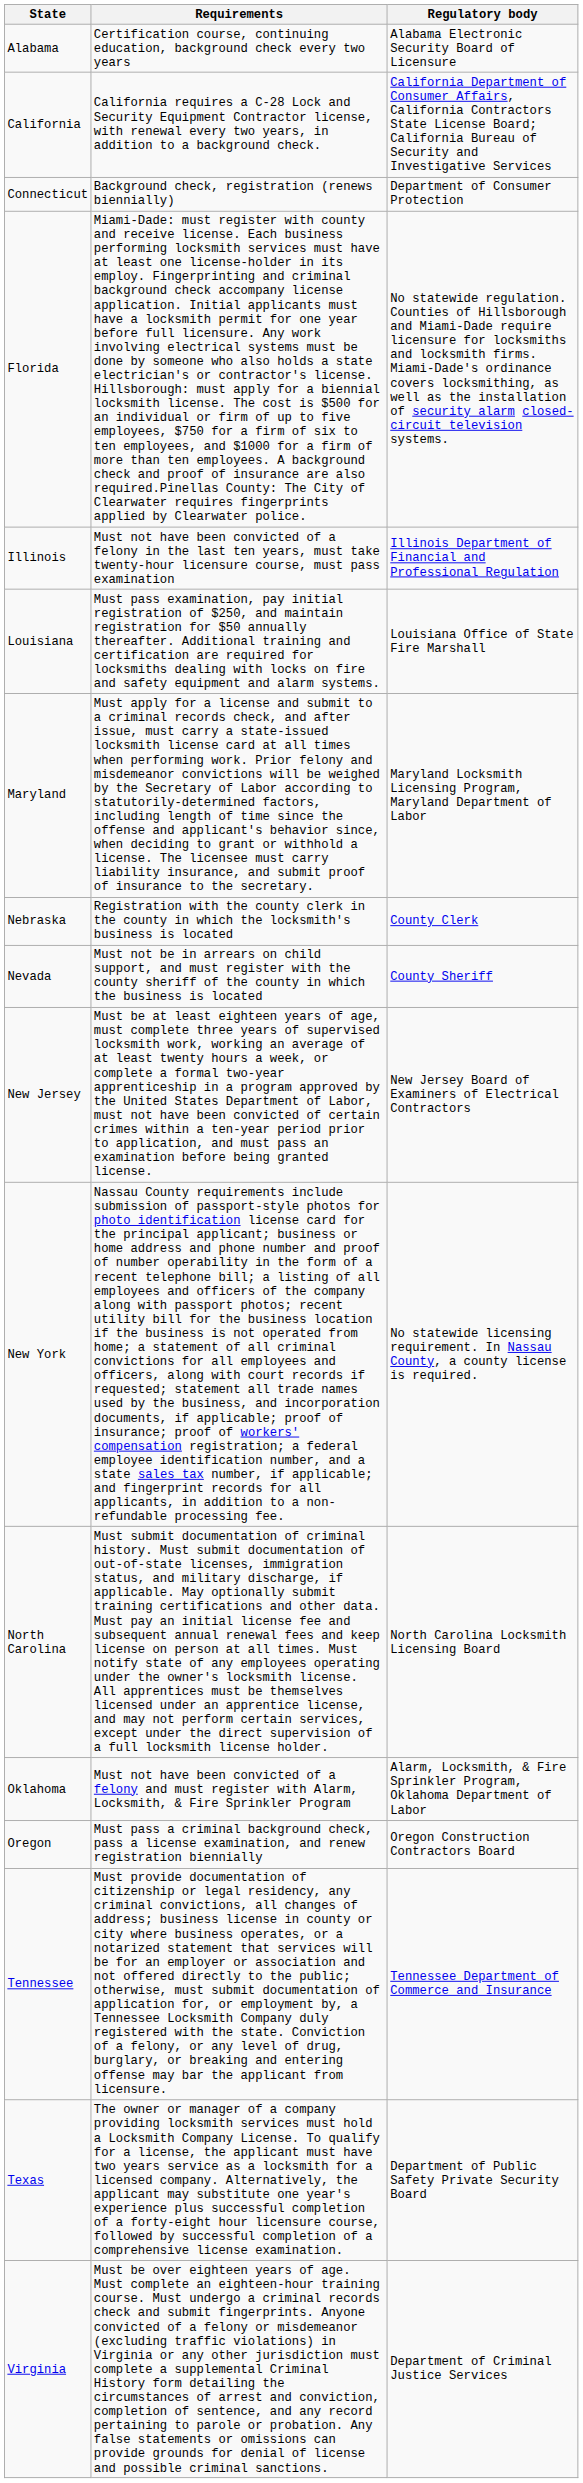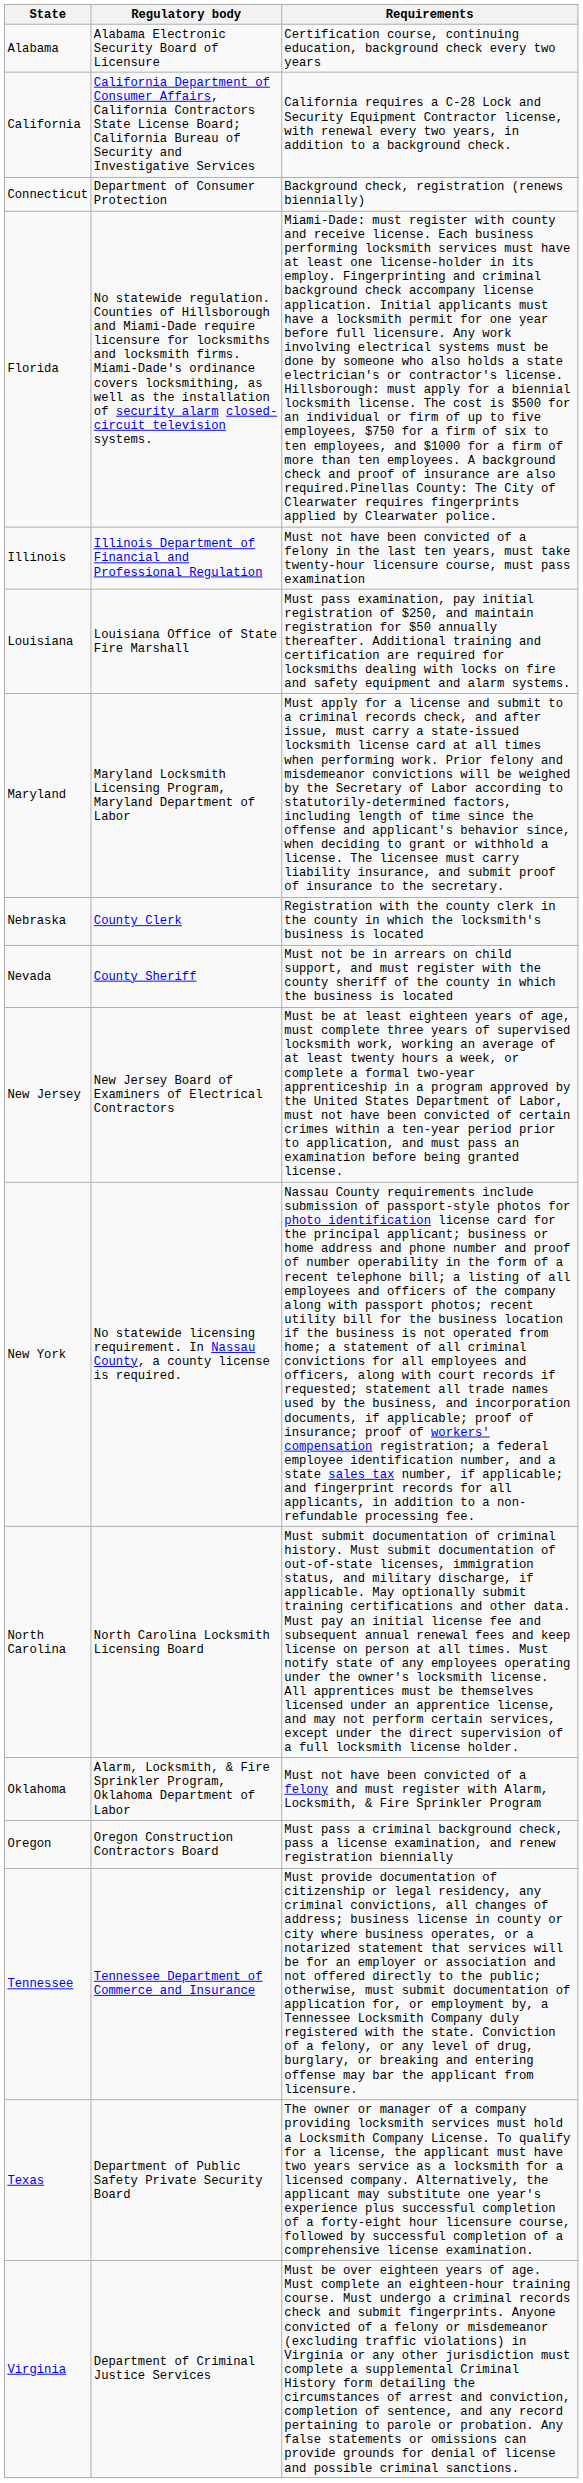columns swapped: (483, 14) <-> (239, 14)
